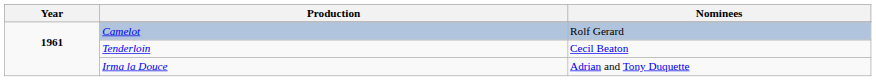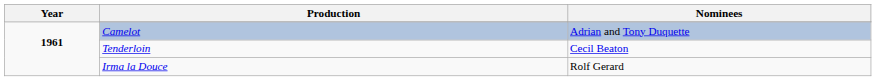(597, 31) Rolf Gerard -> (630, 31) Adrian and Tony Duquette
(630, 66) Adrian and Tony Duquette -> (597, 66) Rolf Gerard
